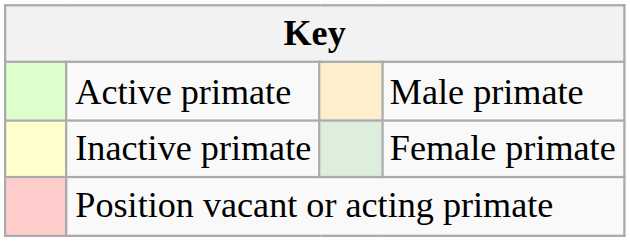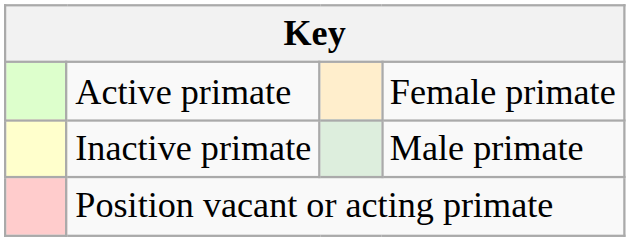(487, 90) Male primate -> (503, 90) Female primate
(503, 148) Female primate -> (487, 148) Male primate
